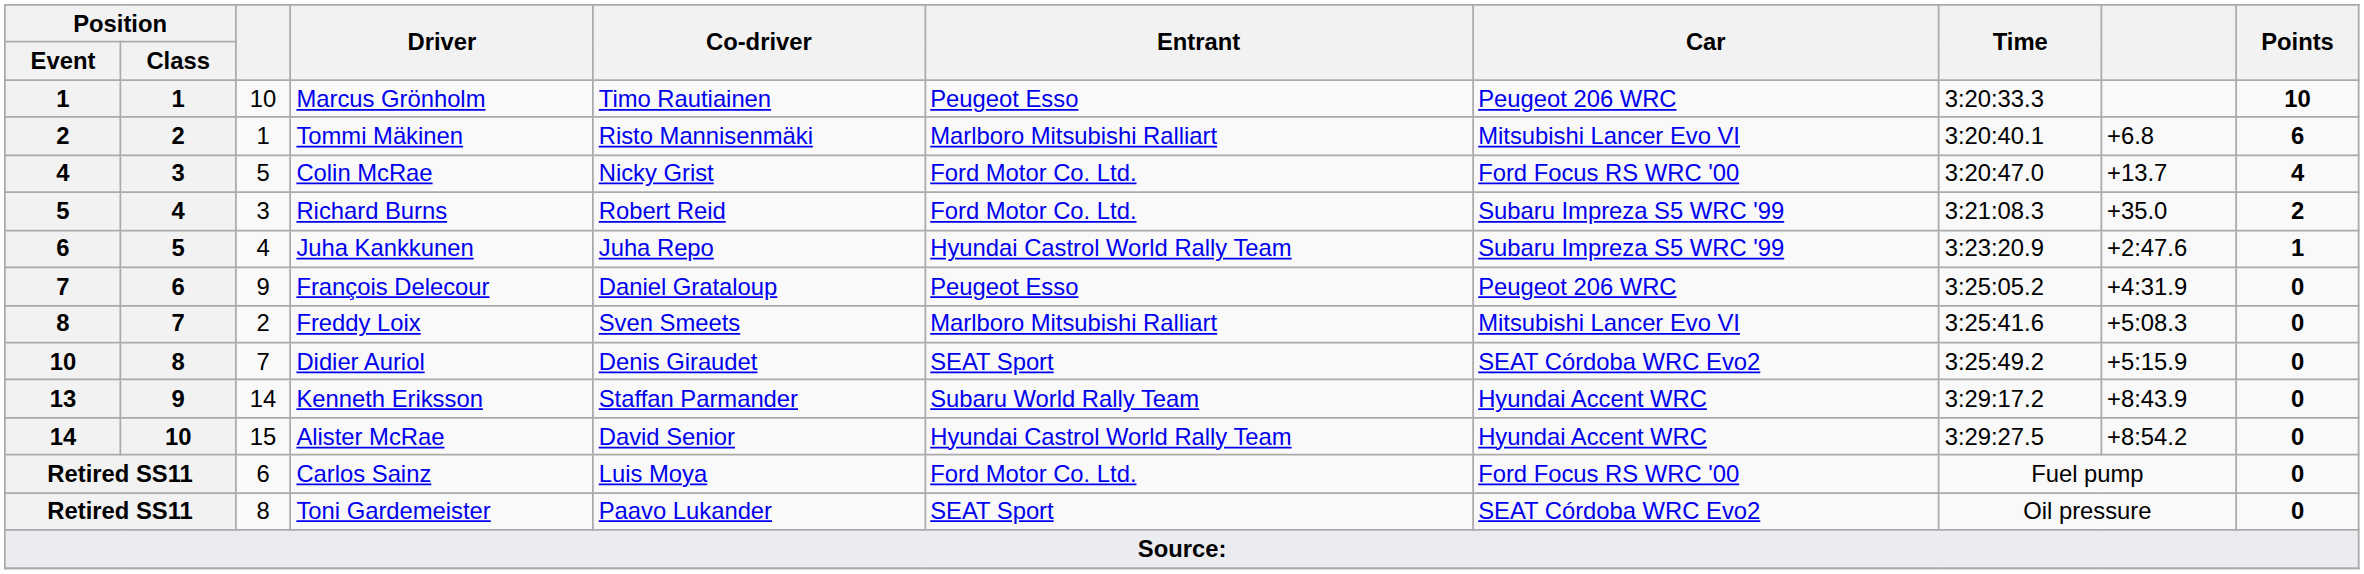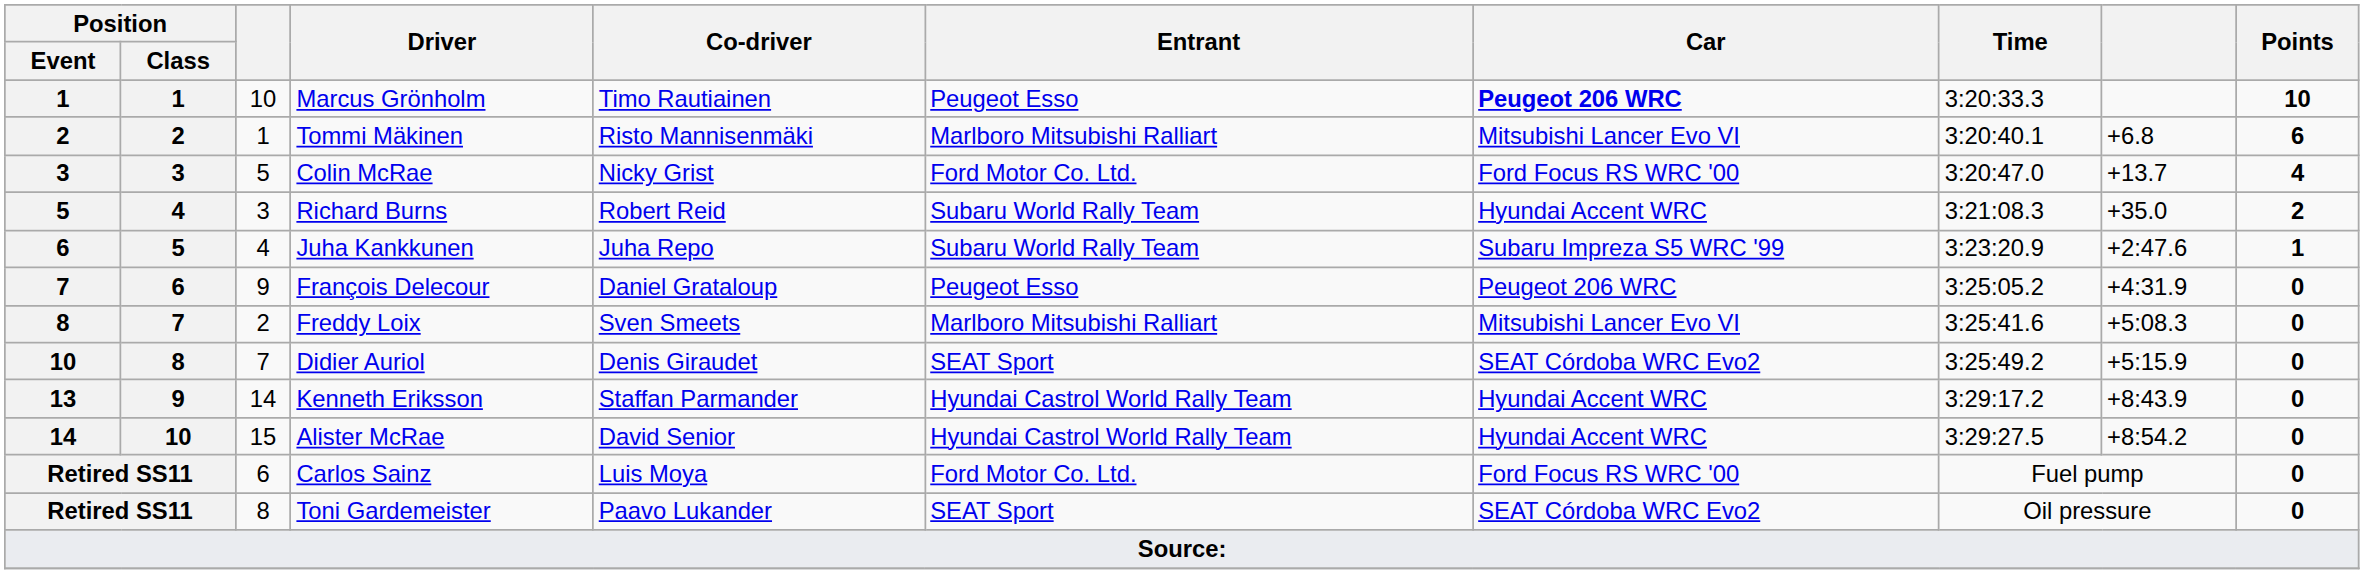(1577, 98) normal -> (1580, 98) bold
(63, 173) 4 -> (63, 173) 3
(1033, 211) Ford Motor Co. Ltd. -> (1065, 211) Subaru World Rally Team
(1631, 211) Subaru Impreza S5 WRC '99 -> (1593, 211) Hyundai Accent WRC
(1111, 248) Hyundai Castrol World Rally Team -> (1065, 248) Subaru World Rally Team
(1065, 398) Subaru World Rally Team -> (1111, 398) Hyundai Castrol World Rally Team
